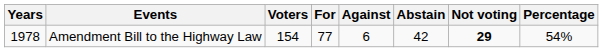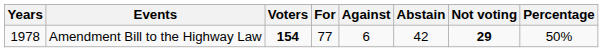(288, 36) normal -> (288, 36) bold
(559, 36) 54% -> (559, 36) 50%
